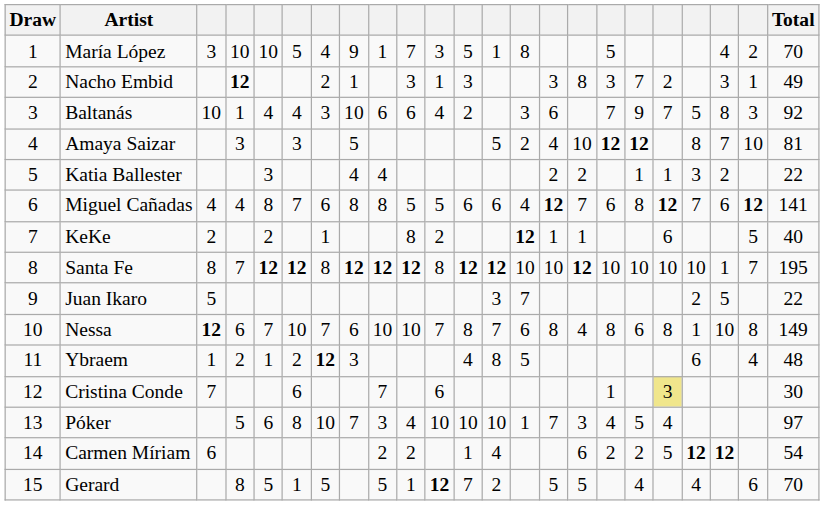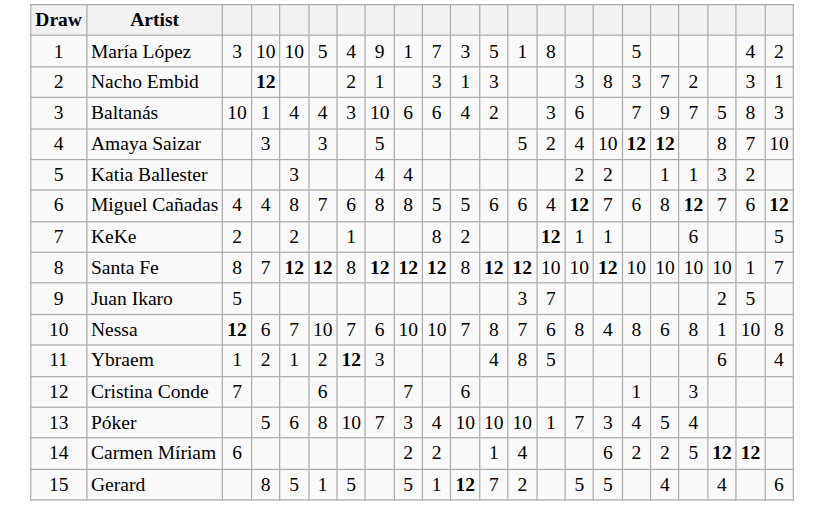- column: (793, 19)
(668, 391) khaki background -> (693, 391) no background
